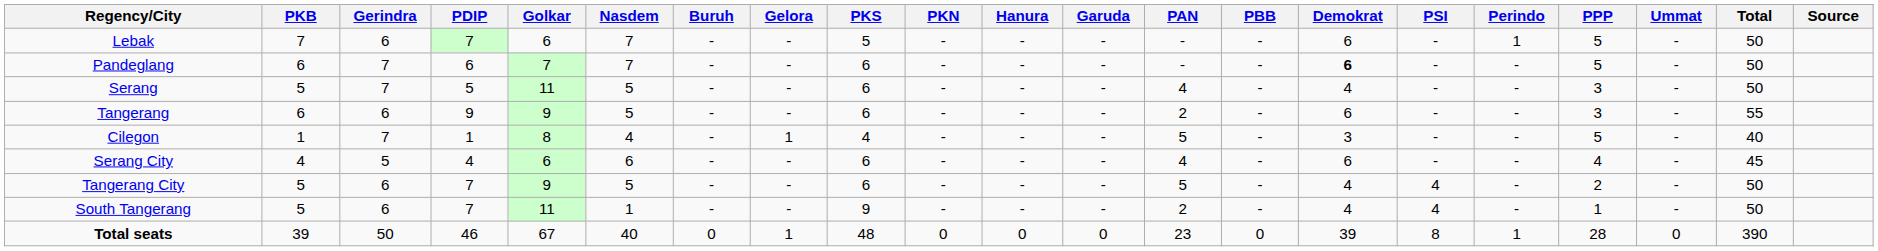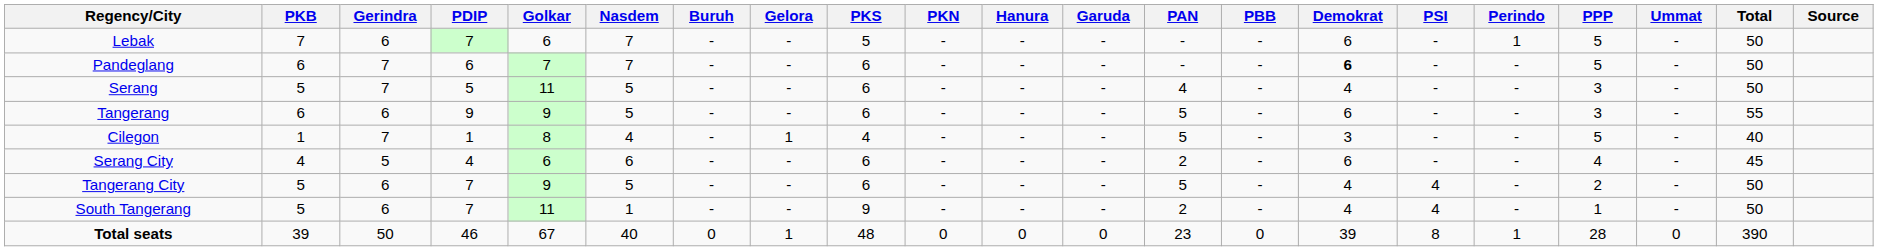(1183, 112) 2 -> (1183, 112) 5
(1183, 161) 4 -> (1183, 161) 2
